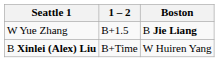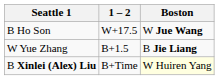+ row: (29, 30)
(177, 48) no background -> (177, 65) lightyellow background
